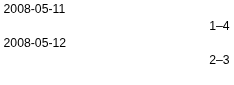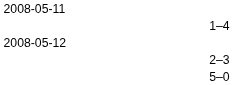+ row: (219, 77)
